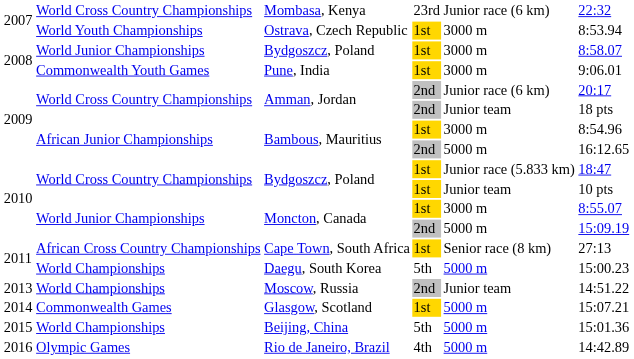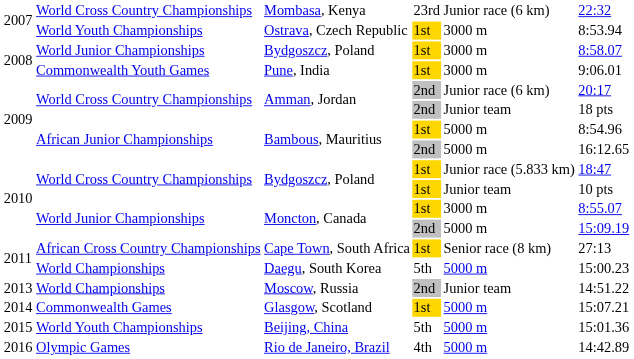(465, 129) 3000 m -> (465, 129) 5000 m
(101, 327) World Championships -> (119, 327) World Youth Championships
